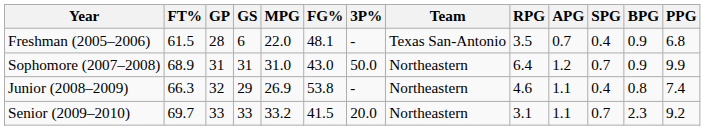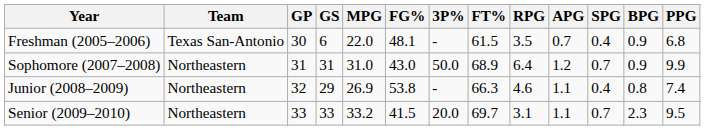columns swapped: (448, 16) <-> (185, 16)
(217, 40) 28 -> (299, 40) 30
(676, 112) 9.2 -> (676, 112) 9.5
